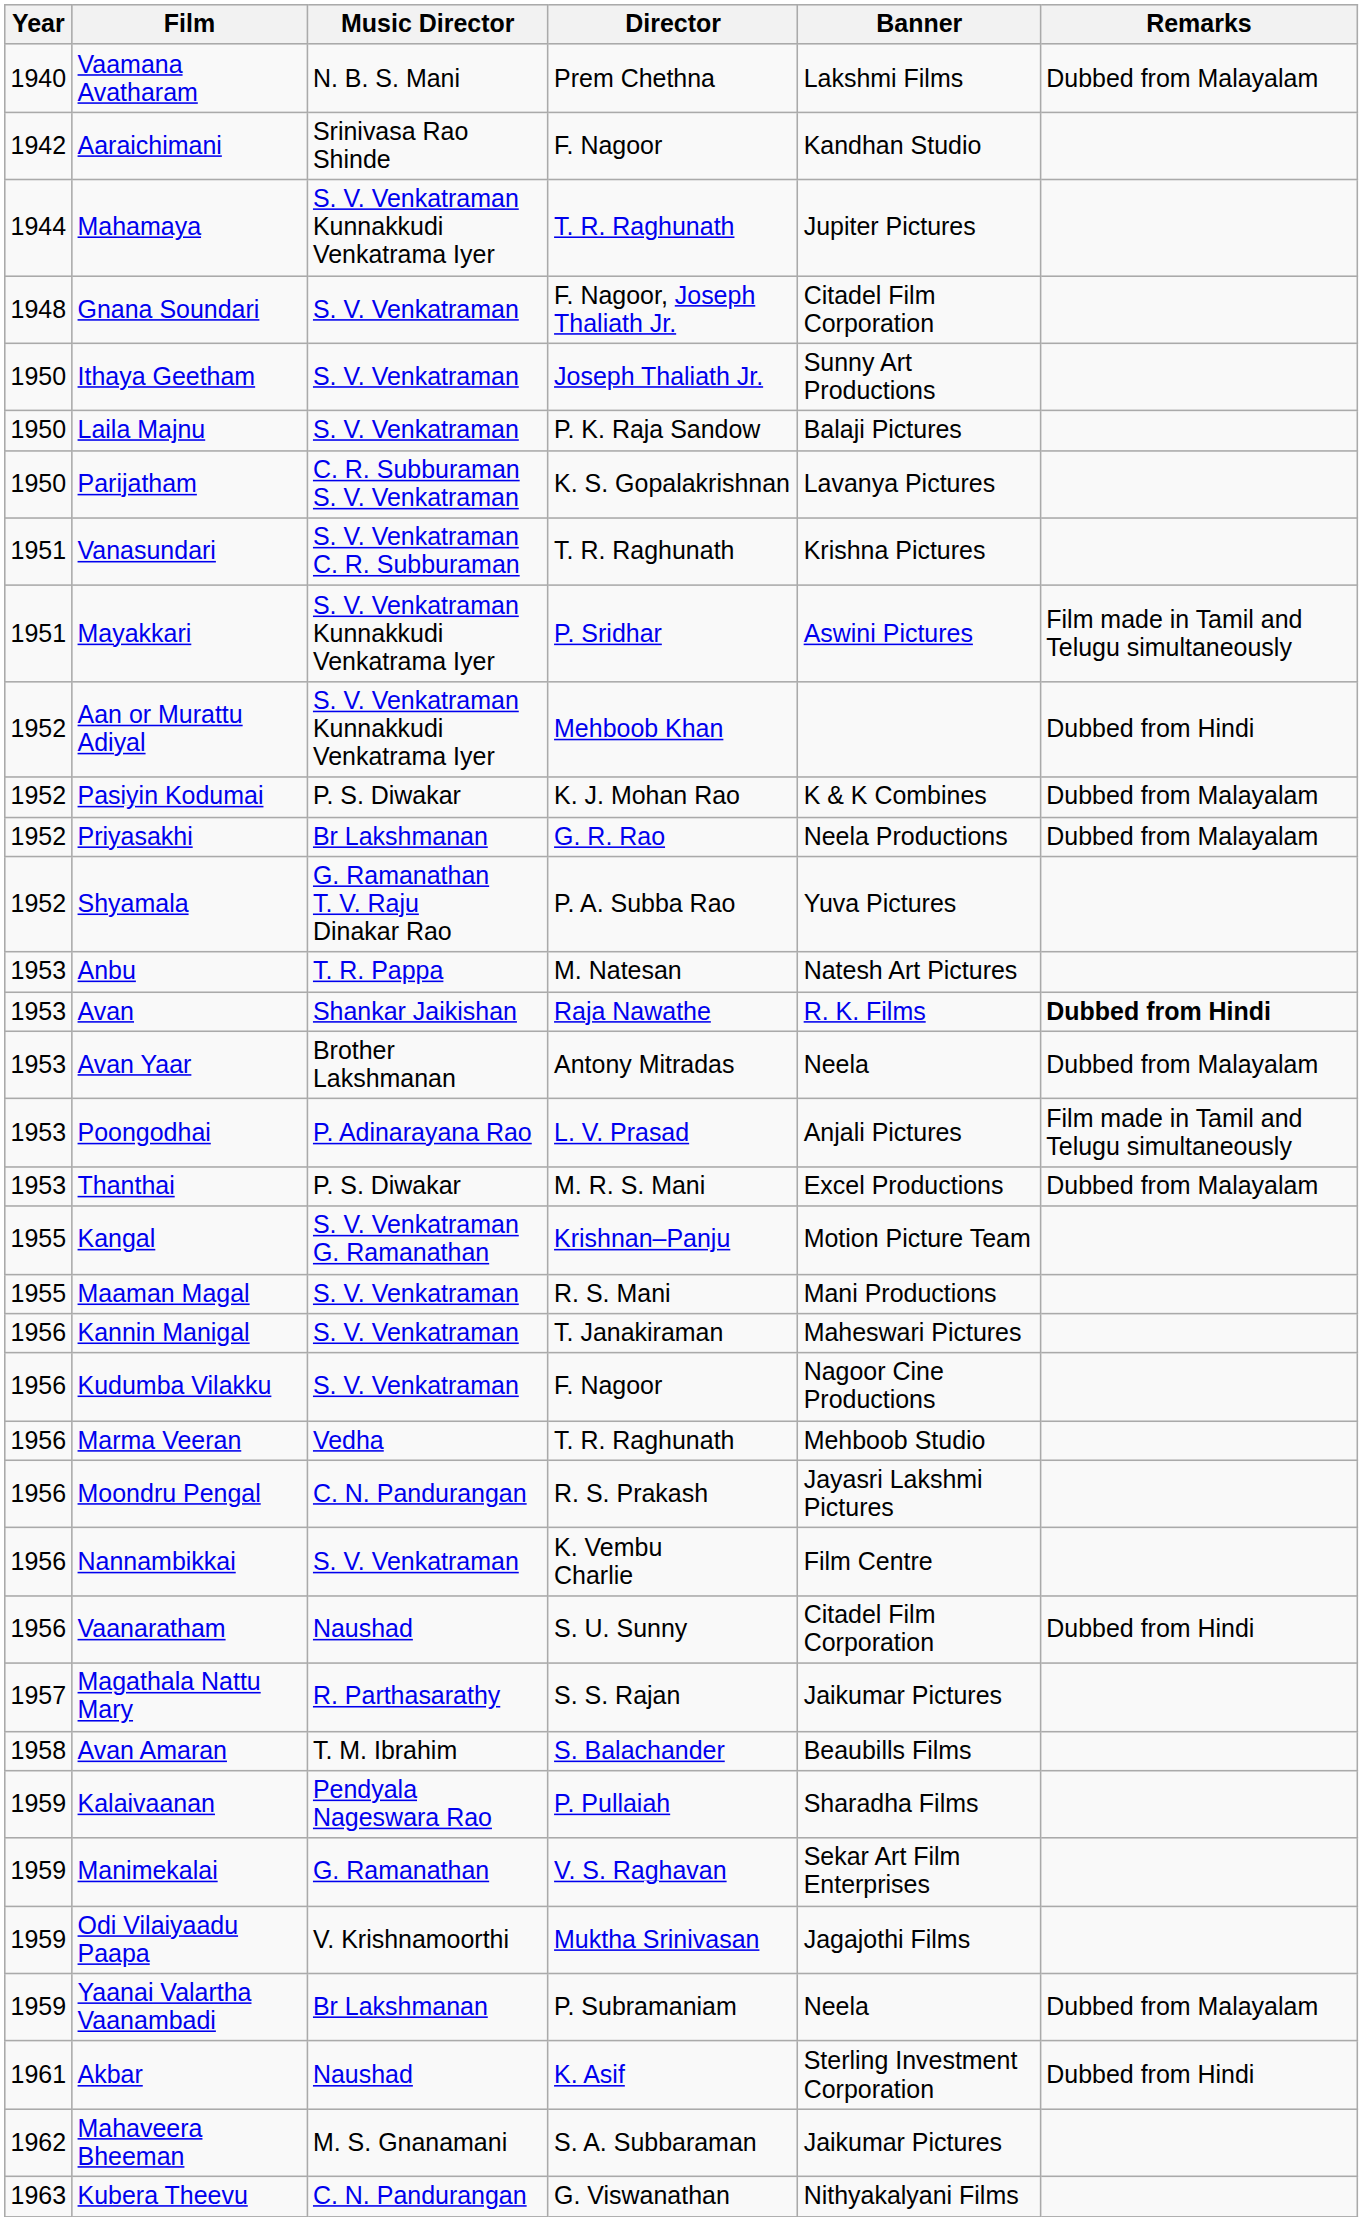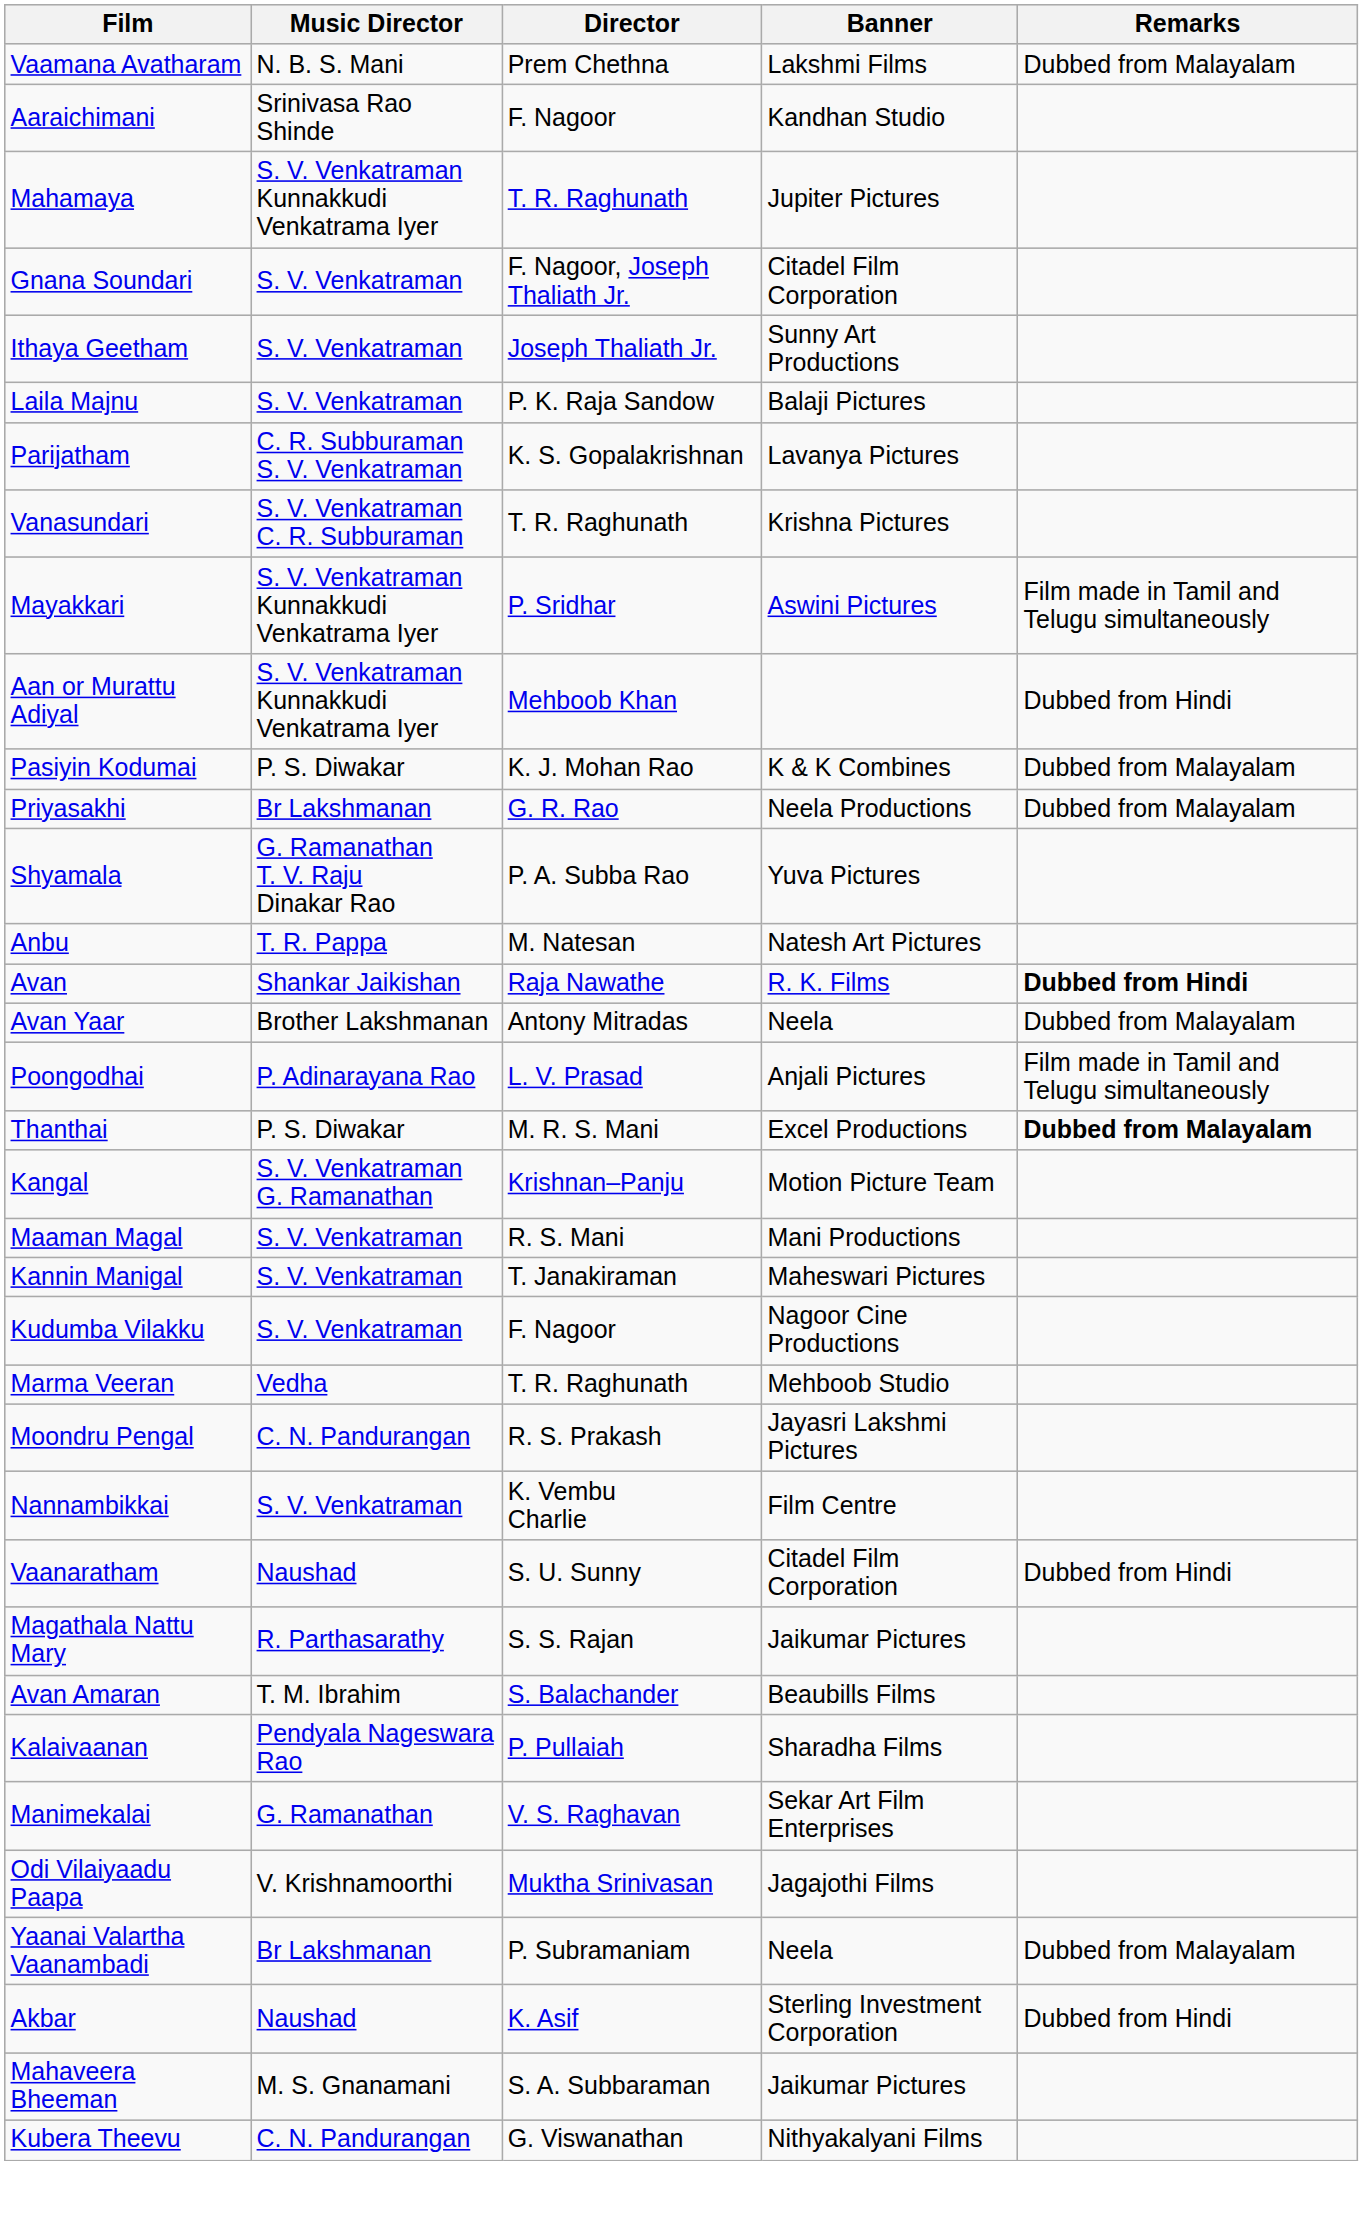- column: (38, 24)
(1182, 1186) normal -> (1168, 1129) bold
